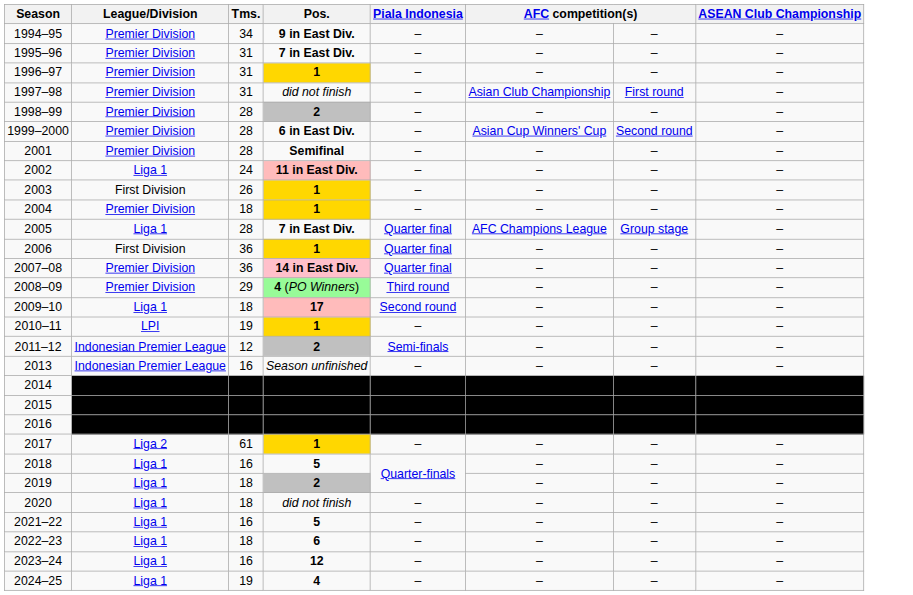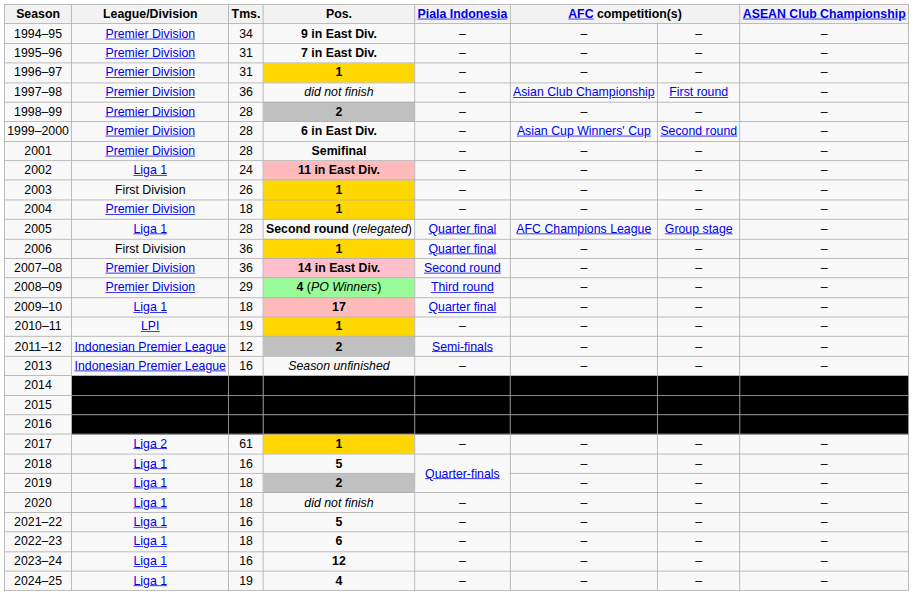(246, 92) 31 -> (246, 92) 36
(317, 229) 7 in East Div. -> (339, 229) Second round (relegated)
(418, 268) Quarter final -> (462, 268) Second round
(418, 307) Second round -> (462, 307) Quarter final
